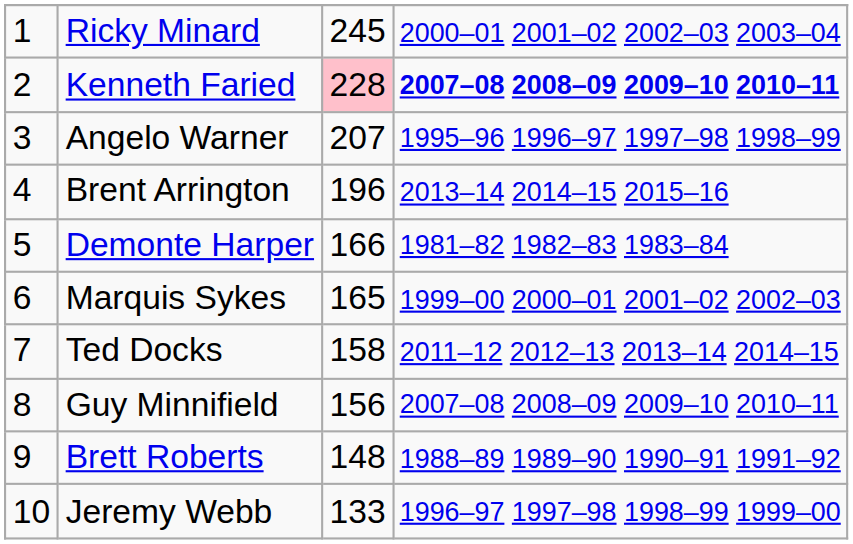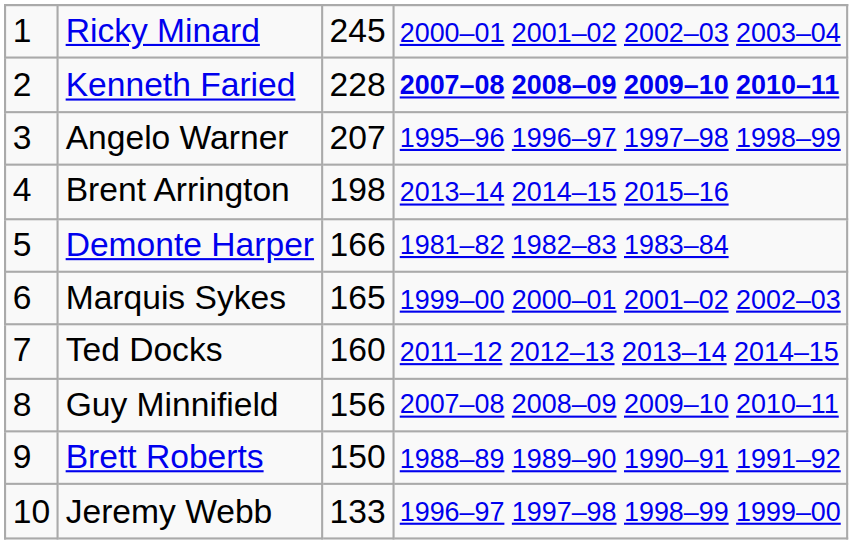(358, 84) pink background -> (358, 84) no background
(358, 191) 196 -> (358, 191) 198
(358, 350) 158 -> (358, 350) 160
(358, 457) 148 -> (358, 457) 150
